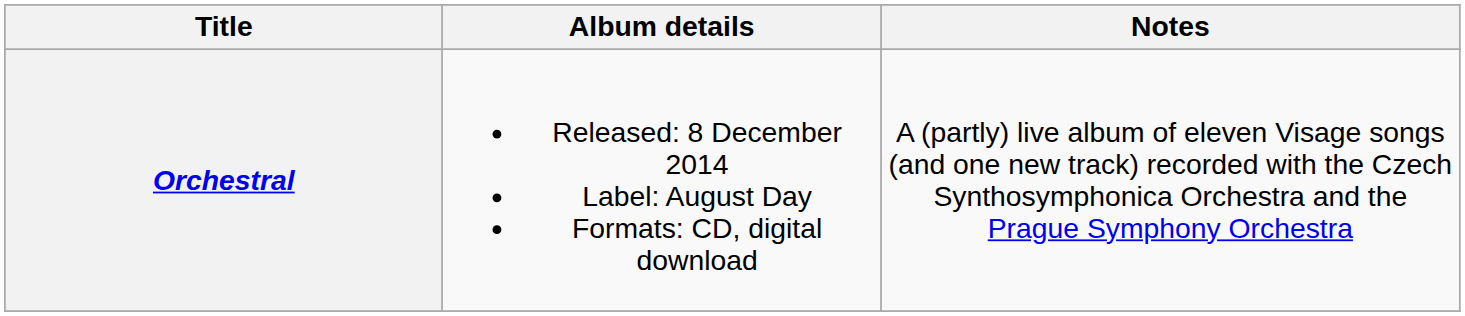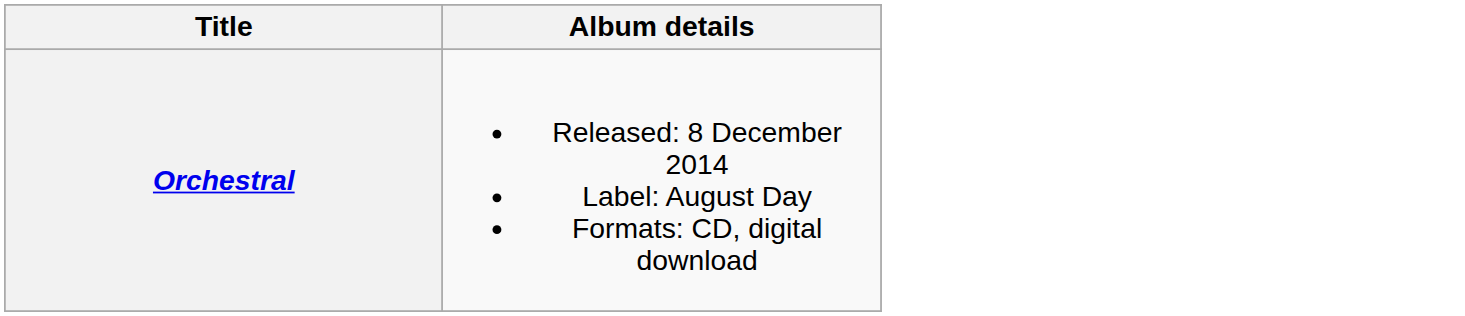- column: (1170, 26)
